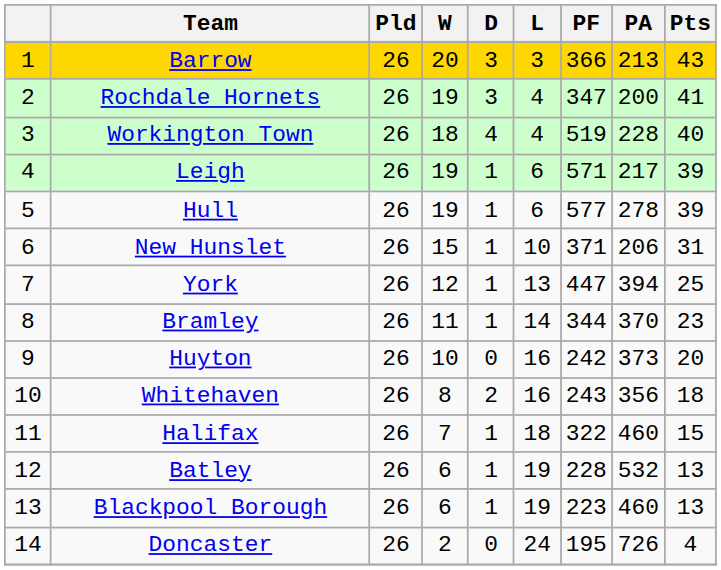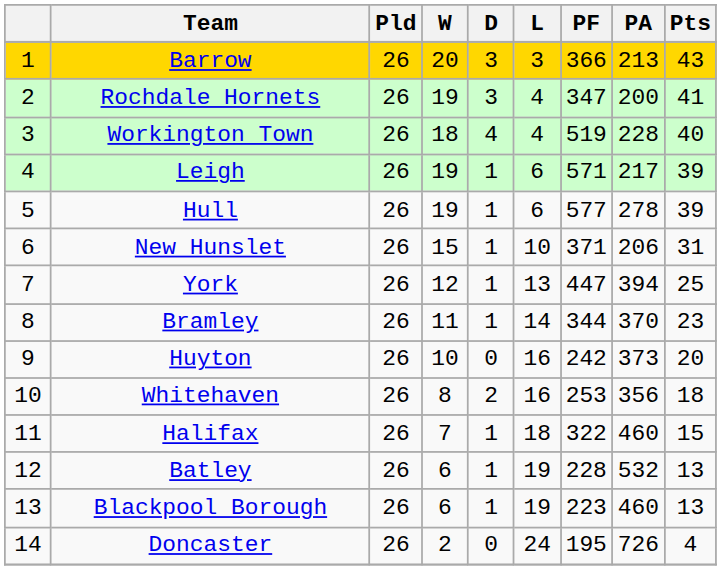(586, 396) 243 -> (586, 396) 253
